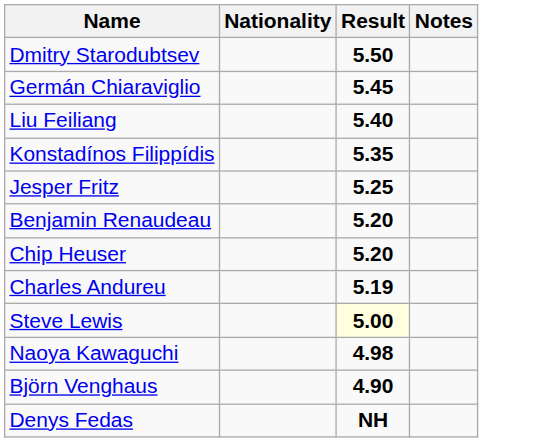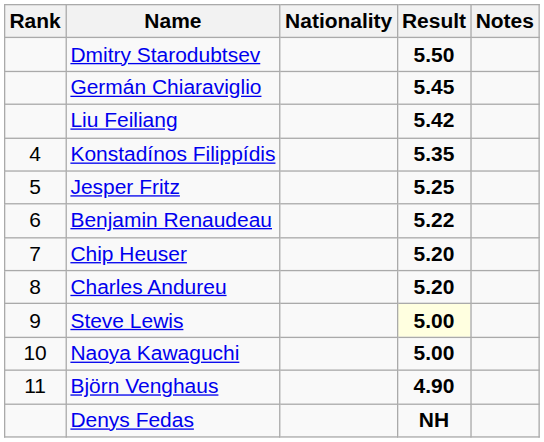+ column: (35, 21)
(373, 120) 5.40 -> (434, 120) 5.42
(373, 220) 5.20 -> (434, 220) 5.22
(373, 287) 5.19 -> (434, 287) 5.20
(373, 353) 4.98 -> (434, 353) 5.00
